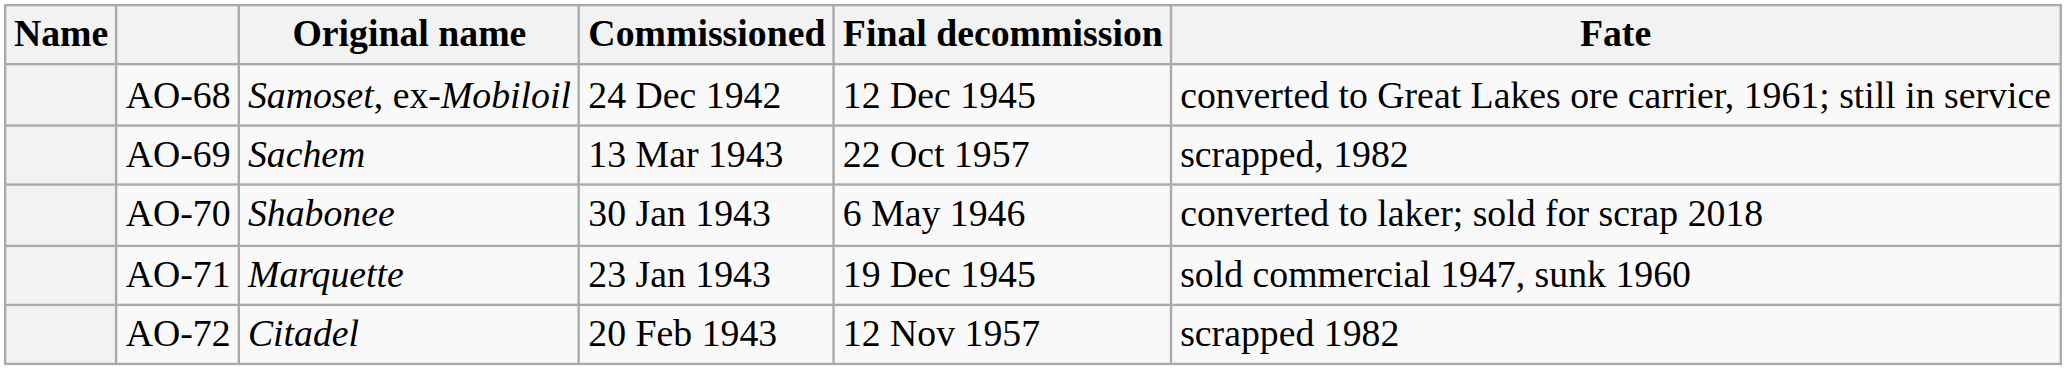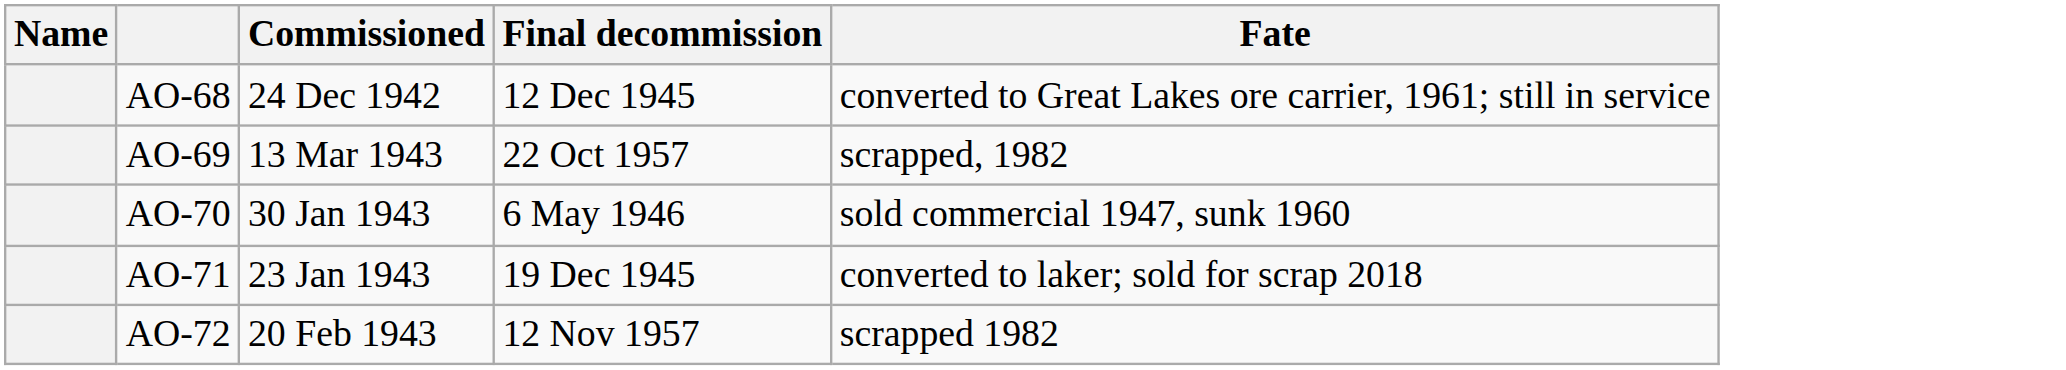- column: (409, 34)
(1472, 214) converted to laker; sold for scrap 2018 -> (1095, 214) sold commercial 1947, sunk 1960
(1436, 273) sold commercial 1947, sunk 1960 -> (1131, 273) converted to laker; sold for scrap 2018
